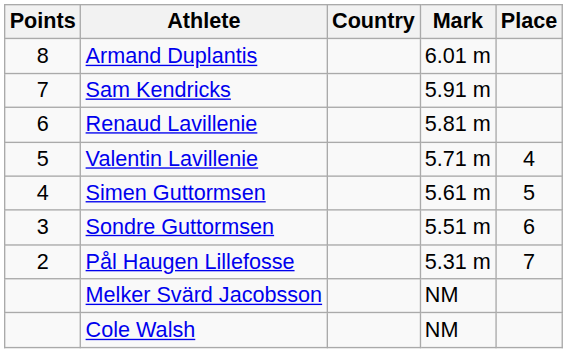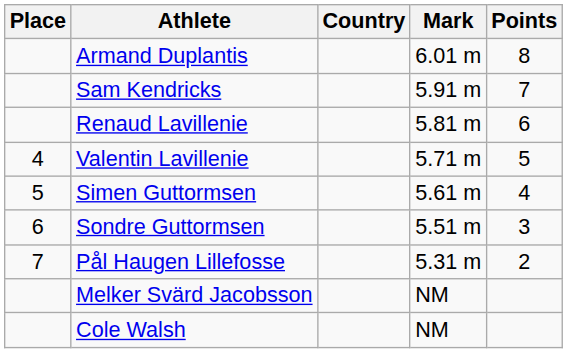columns swapped: (529, 21) <-> (43, 21)
